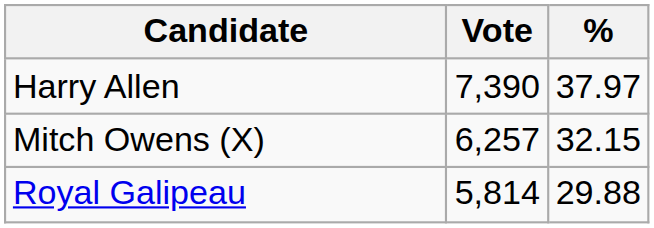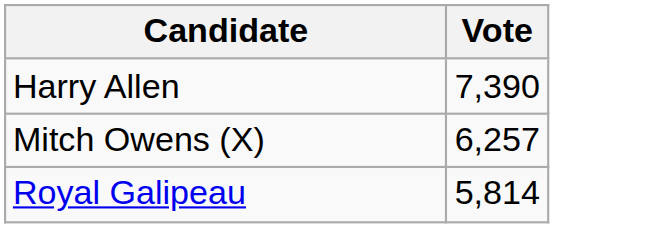- column: (598, 31)
